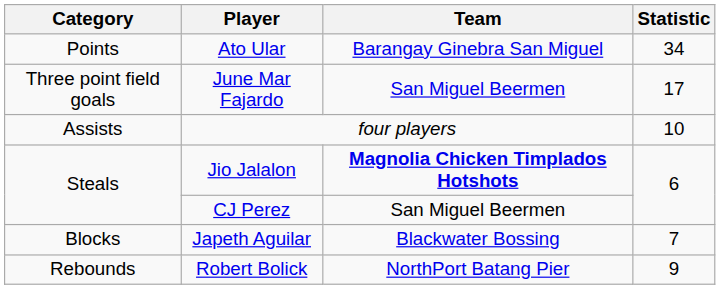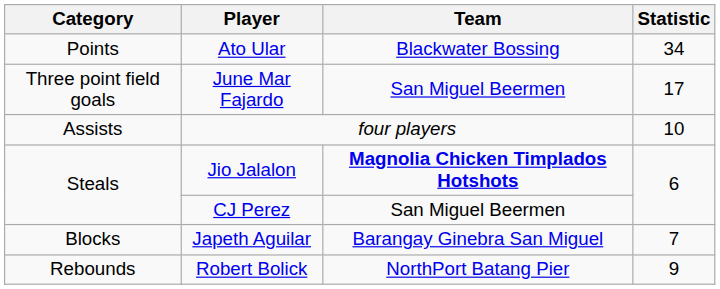(478, 49) Barangay Ginebra San Miguel -> (478, 49) Blackwater Bossing
(478, 239) Blackwater Bossing -> (478, 239) Barangay Ginebra San Miguel
